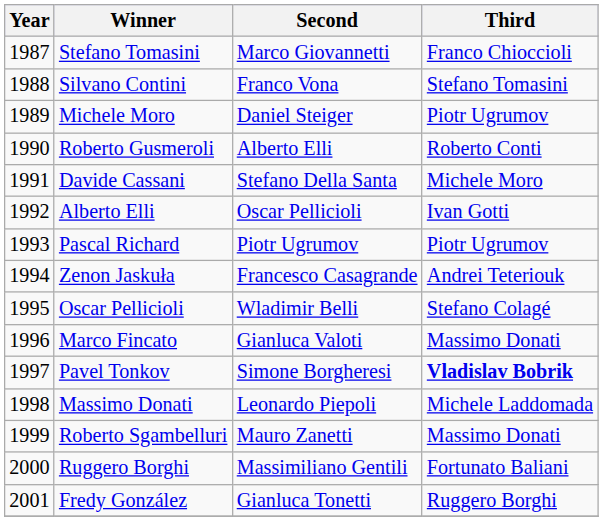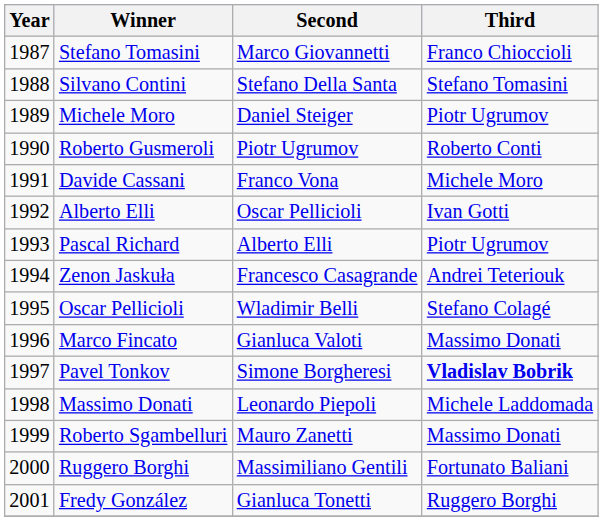(288, 84) Franco Vona -> (317, 84) Stefano Della Santa
(285, 148) Alberto Elli -> (297, 148) Piotr Ugrumov
(317, 180) Stefano Della Santa -> (288, 180) Franco Vona
(297, 244) Piotr Ugrumov -> (285, 244) Alberto Elli
